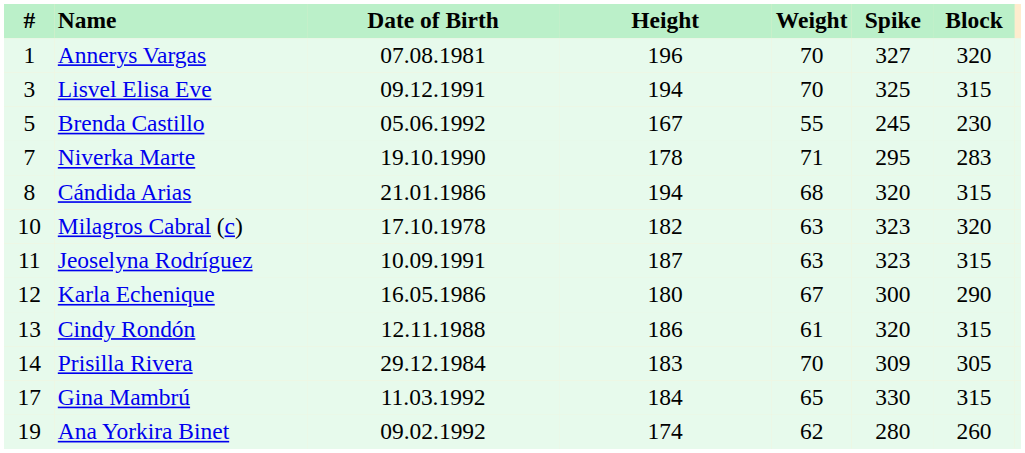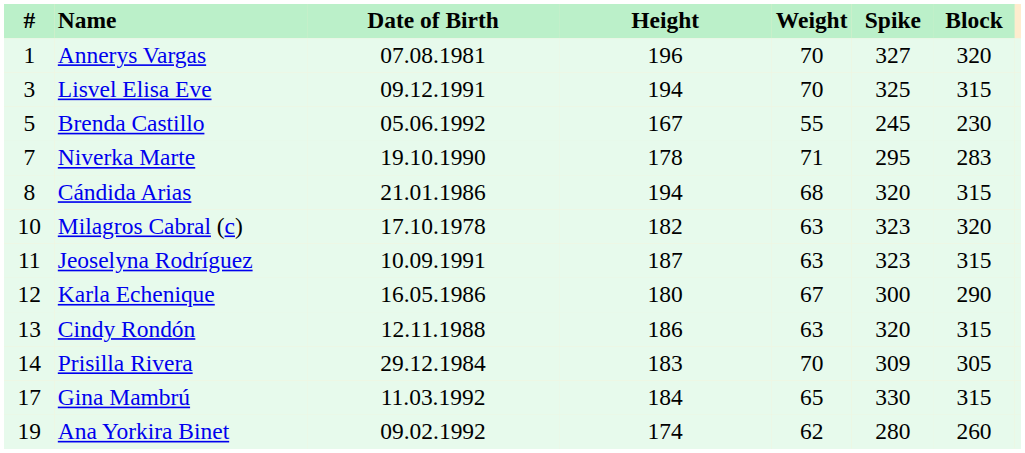(812, 328) 61 -> (812, 328) 63
